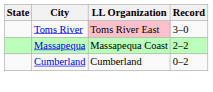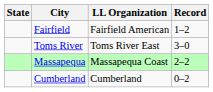+ row: (52, 29)
(125, 29) pink background -> (125, 45) no background
